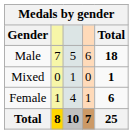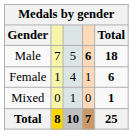(88, 56) normal -> (88, 56) bold
rows swapped: (28, 98) <-> (28, 77)
